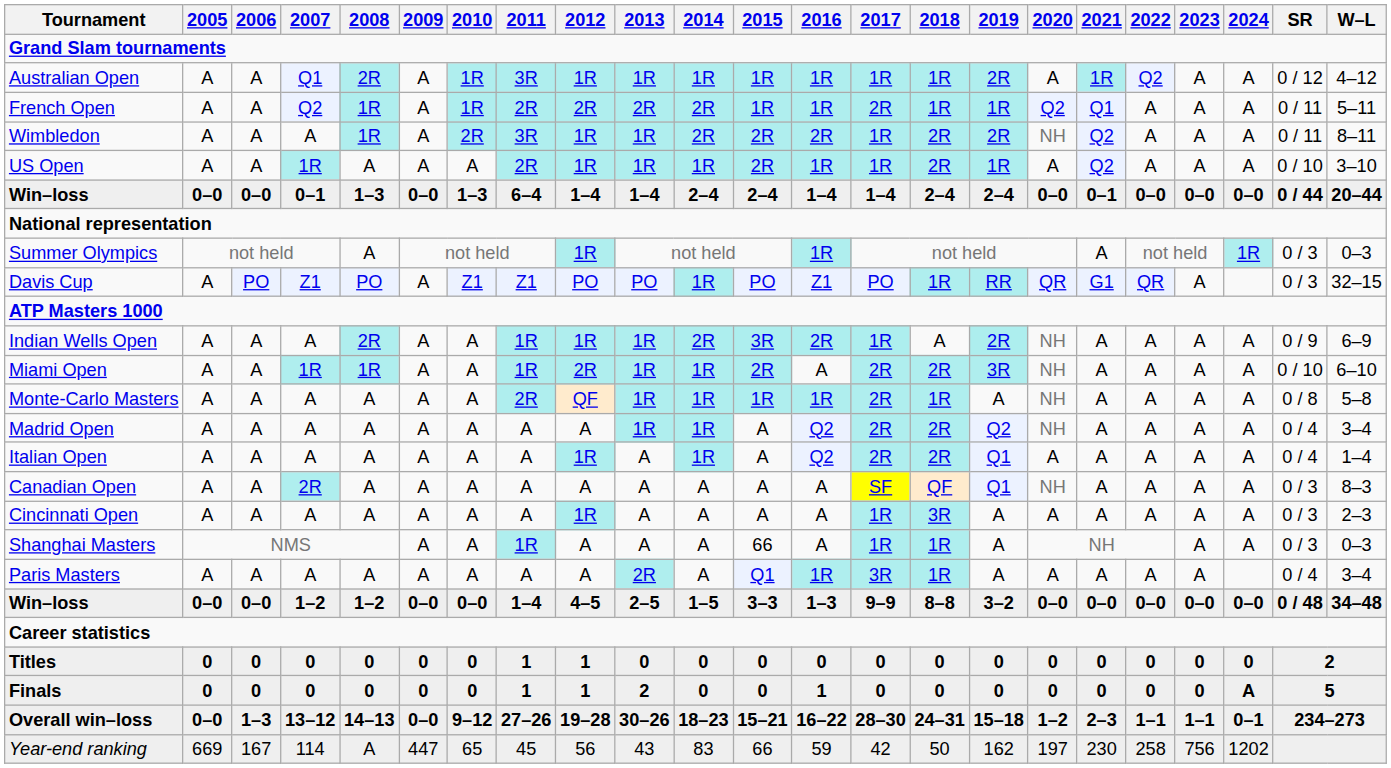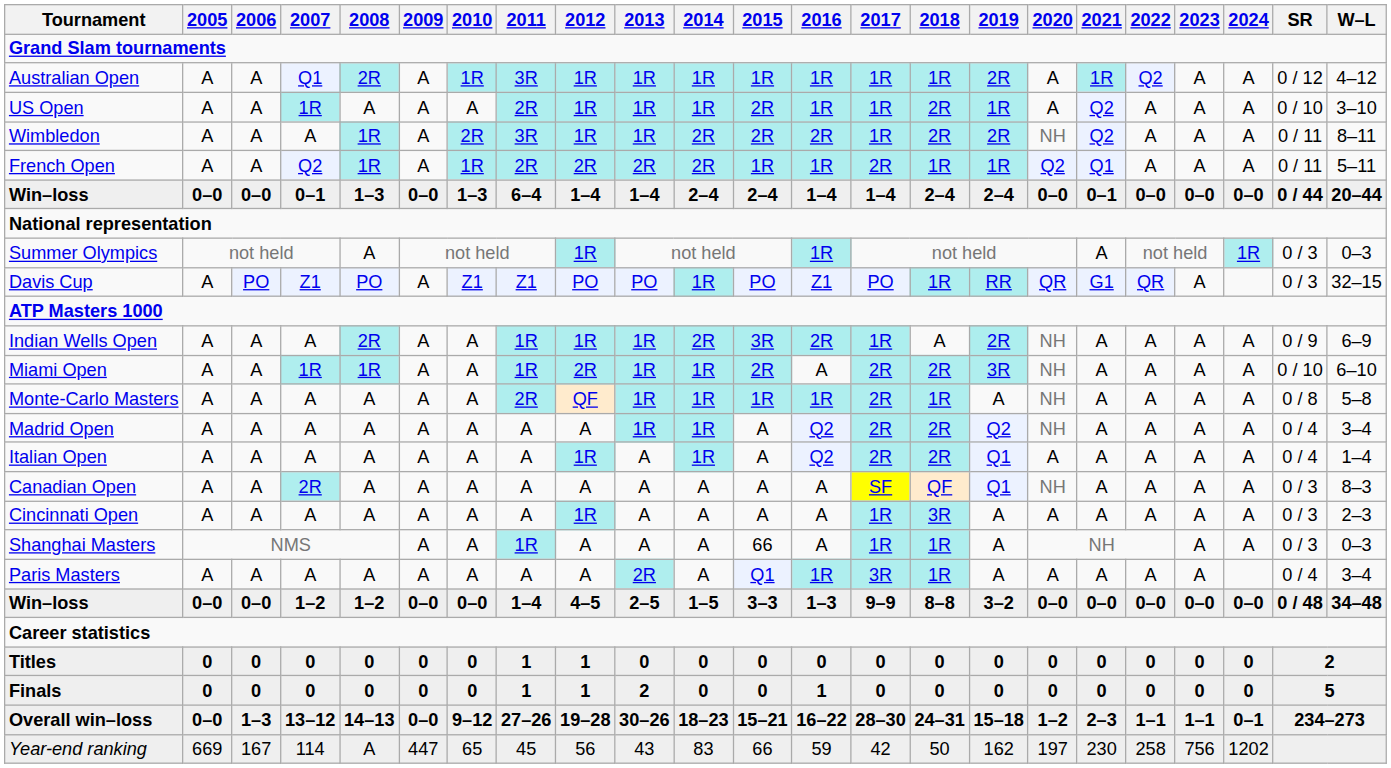rows swapped: (62, 107) <-> (46, 165)
(1249, 691) A -> (1249, 691) 0
